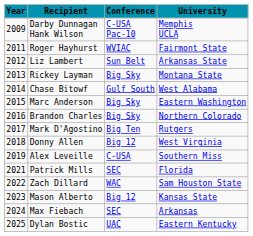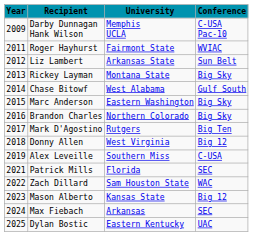columns swapped: (203, 11) <-> (131, 11)
